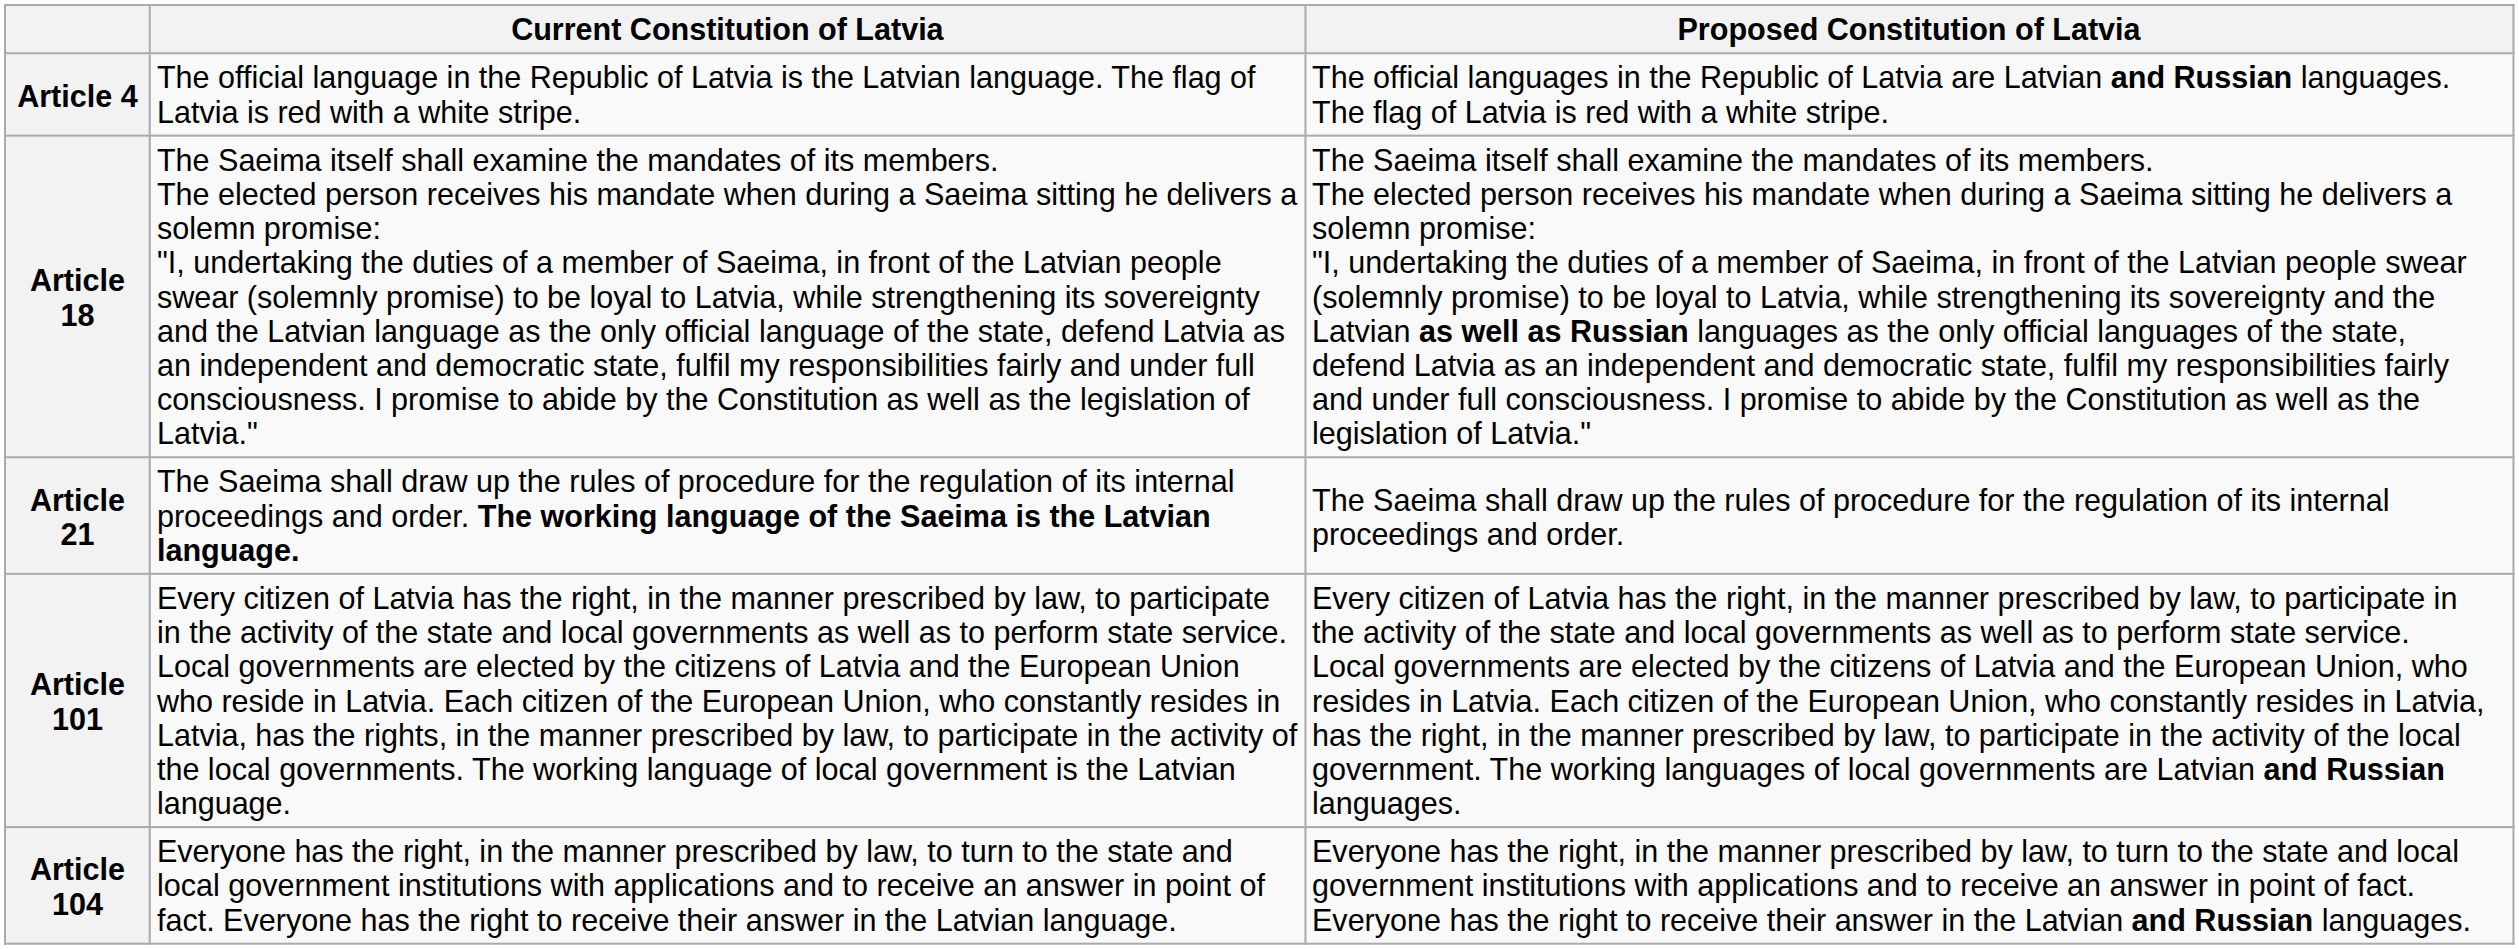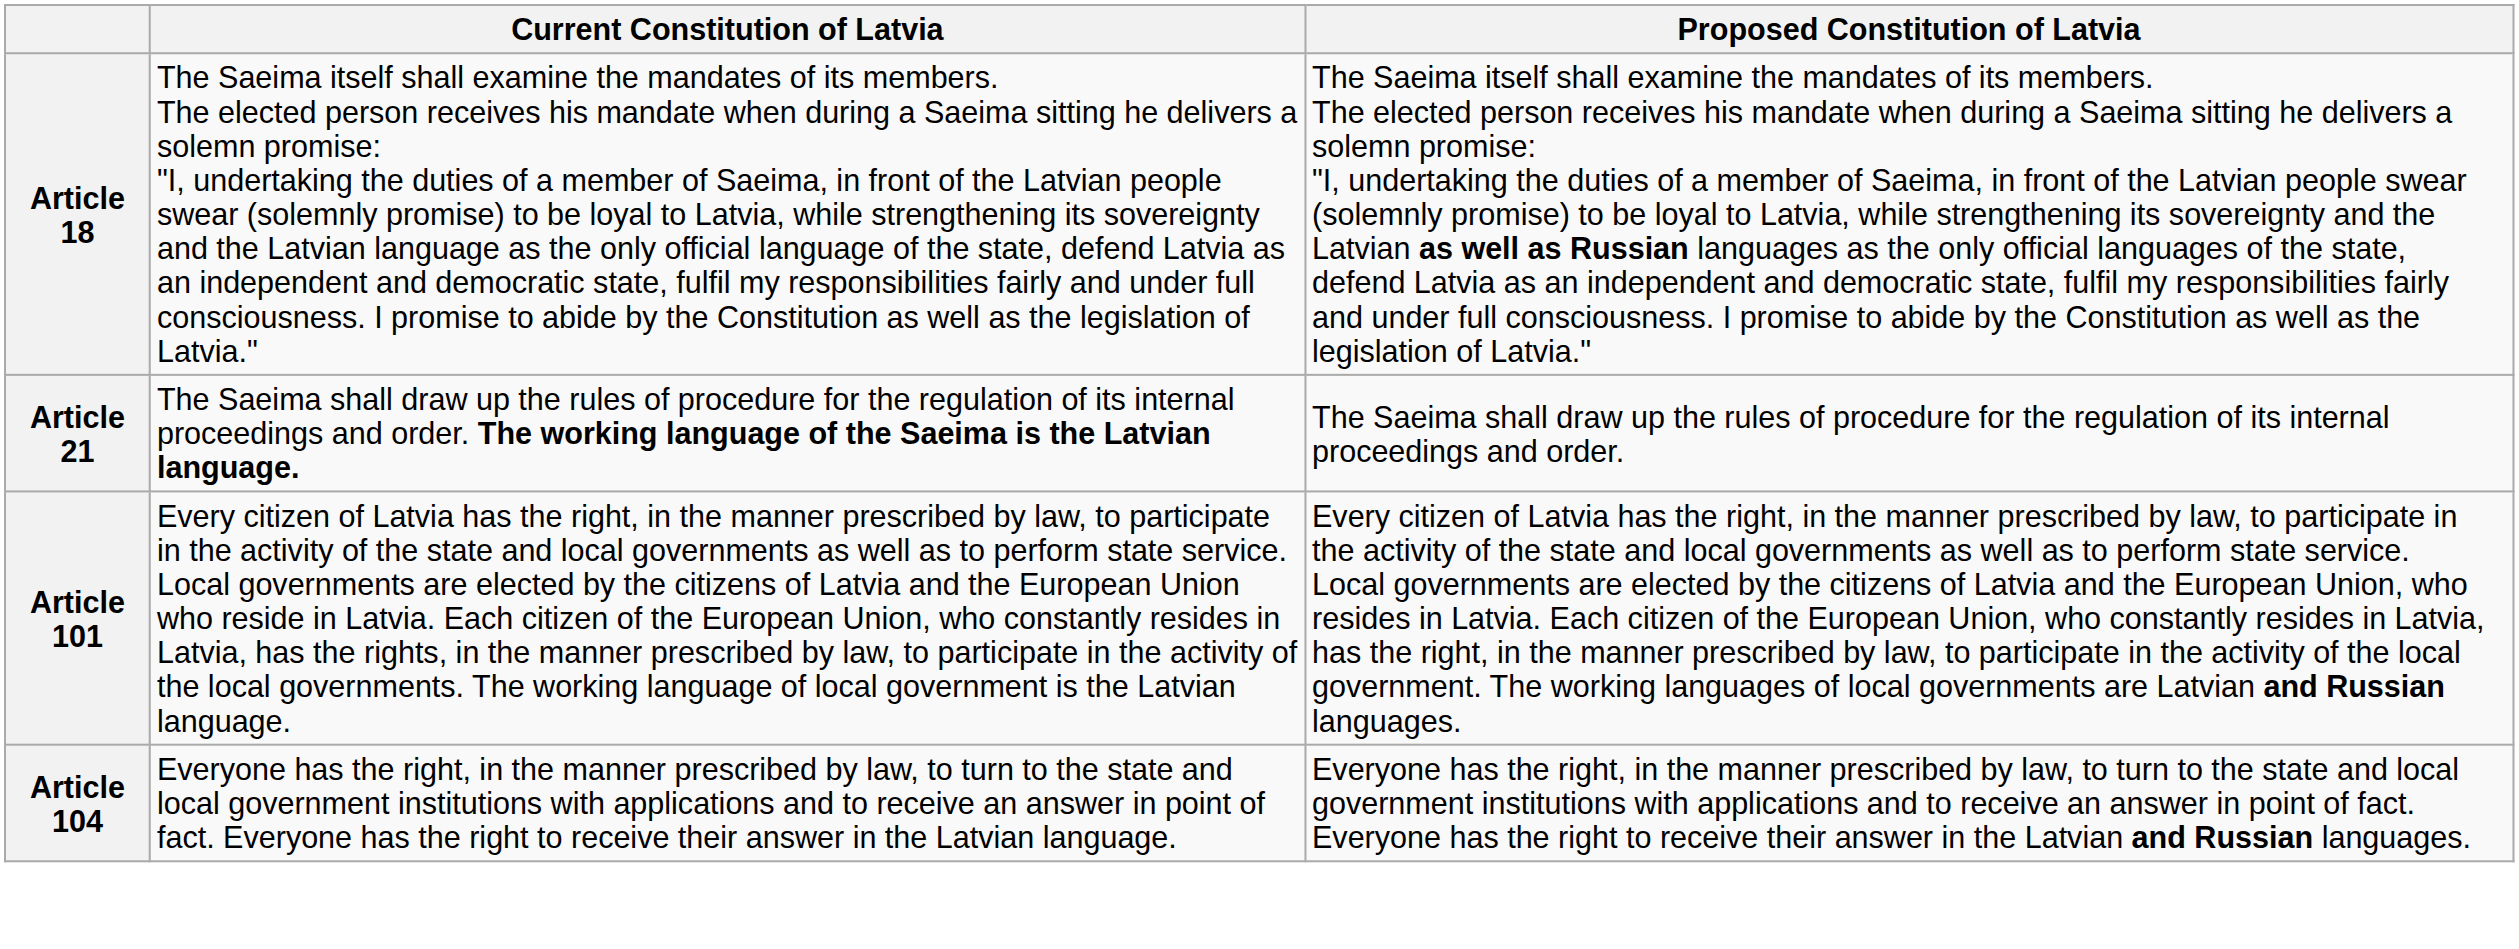- row: (77, 95)
